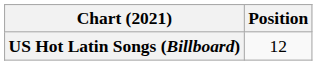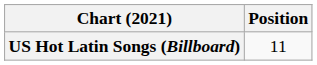(278, 45) 12 -> (278, 45) 11
